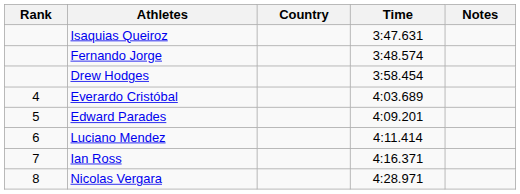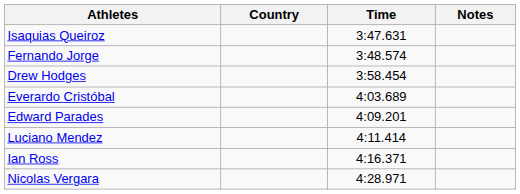- column: (36, 14)
